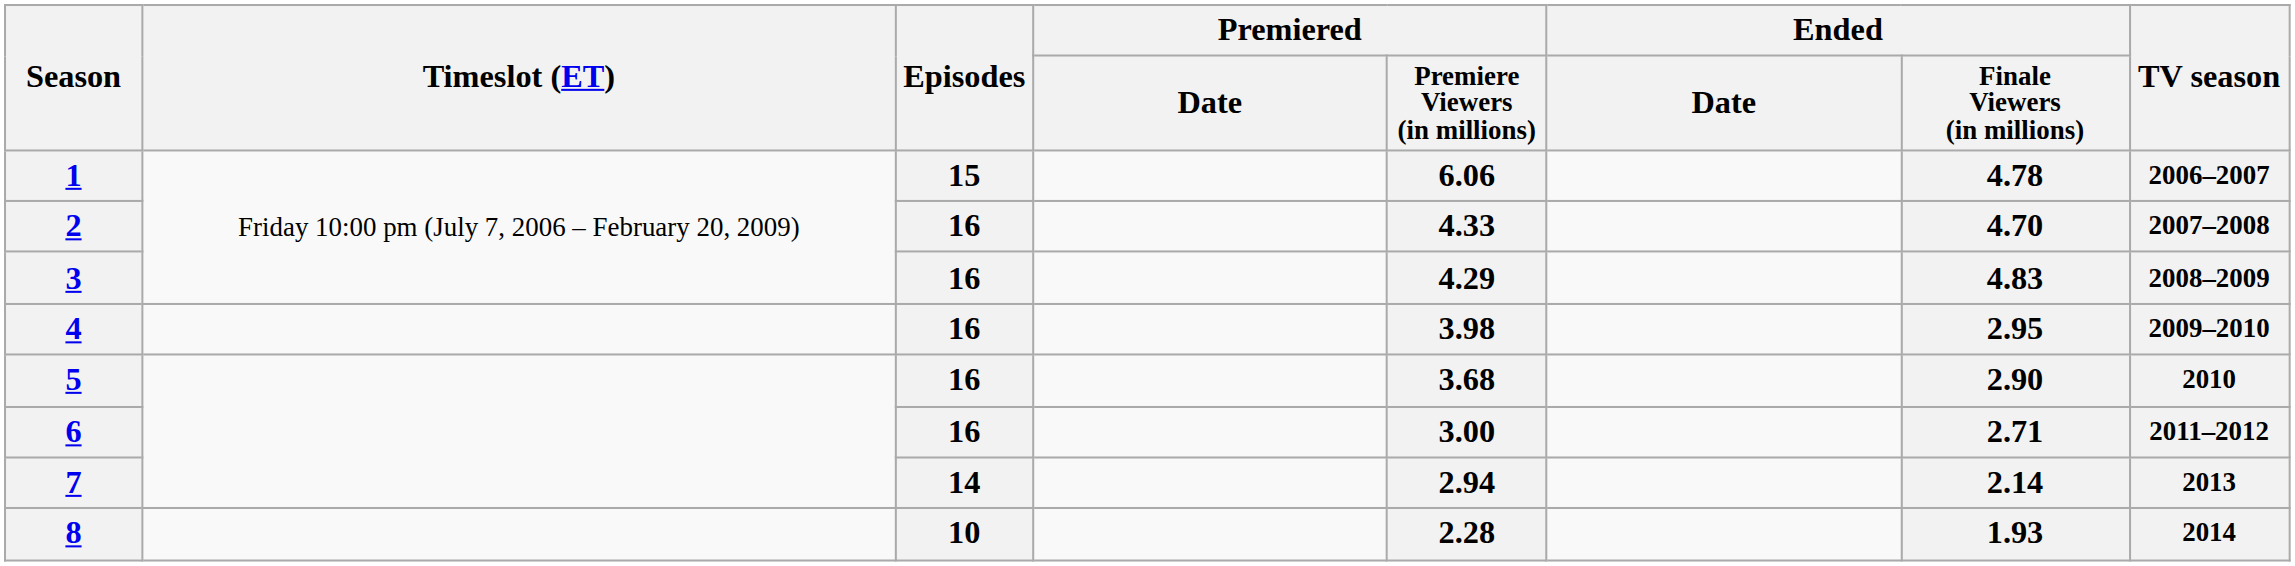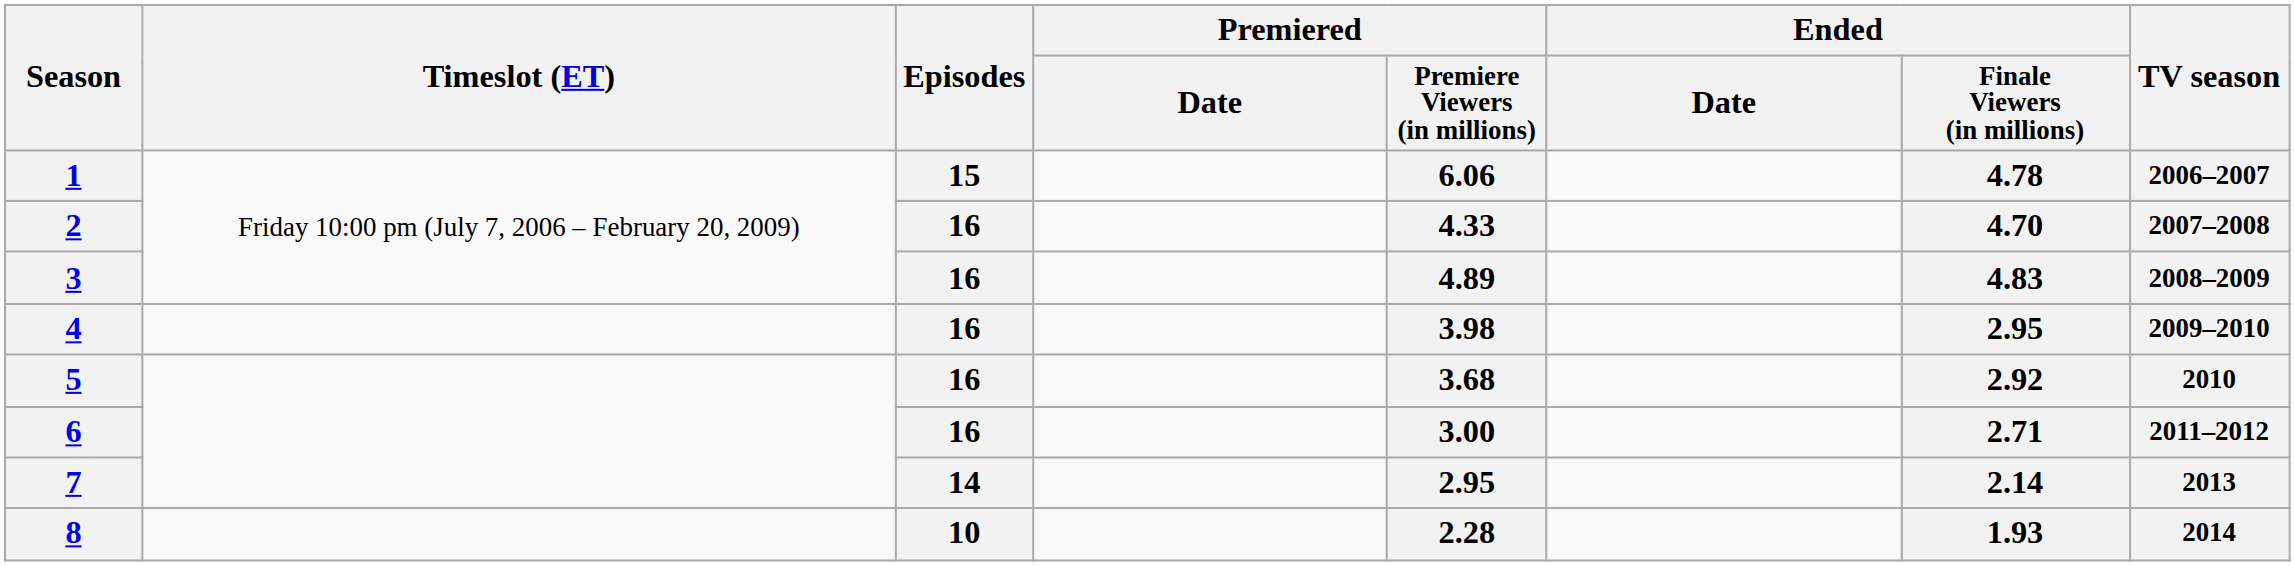(1467, 277) 4.29 -> (1467, 277) 4.89
(2015, 379) 2.90 -> (2015, 379) 2.92
(1467, 482) 2.94 -> (1467, 482) 2.95
